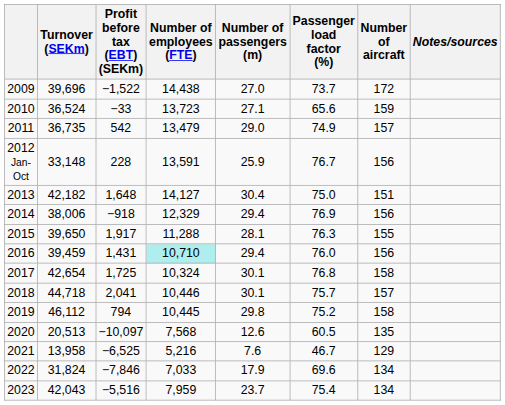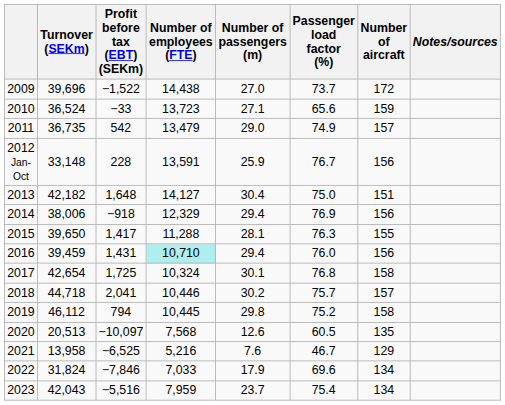(121, 234) 1,917 -> (121, 234) 1,417
(253, 292) 30.1 -> (253, 292) 30.2
